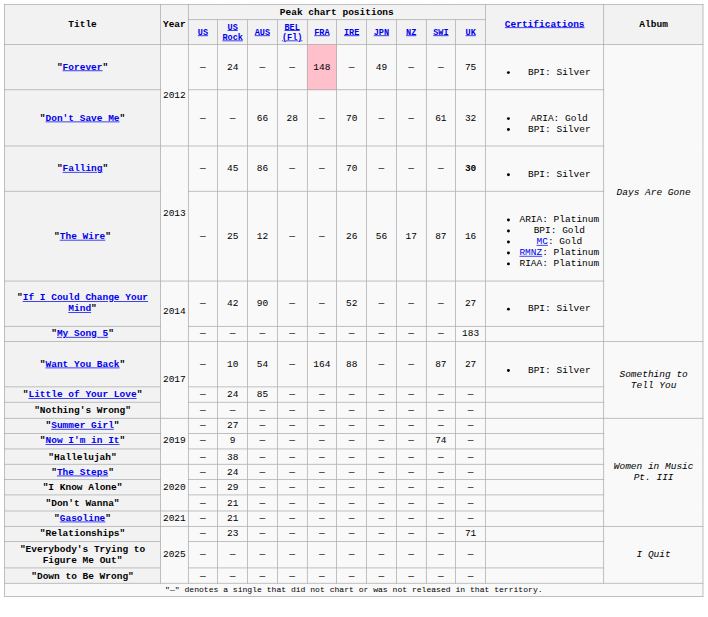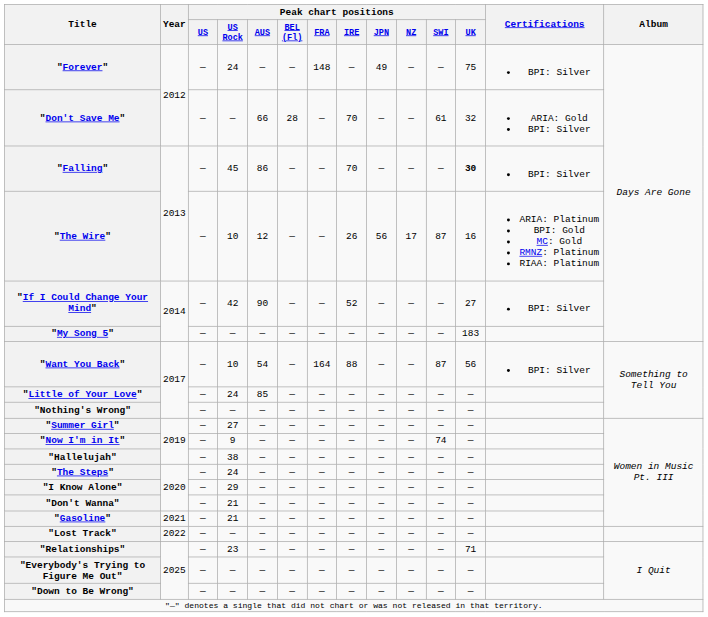(322, 67) pink background -> (322, 67) no background
(233, 236) 25 -> (233, 236) 10
(471, 364) 27 -> (471, 364) 56
+ row: (83, 534)
